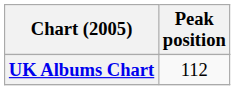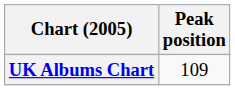(194, 69) 112 -> (194, 69) 109
